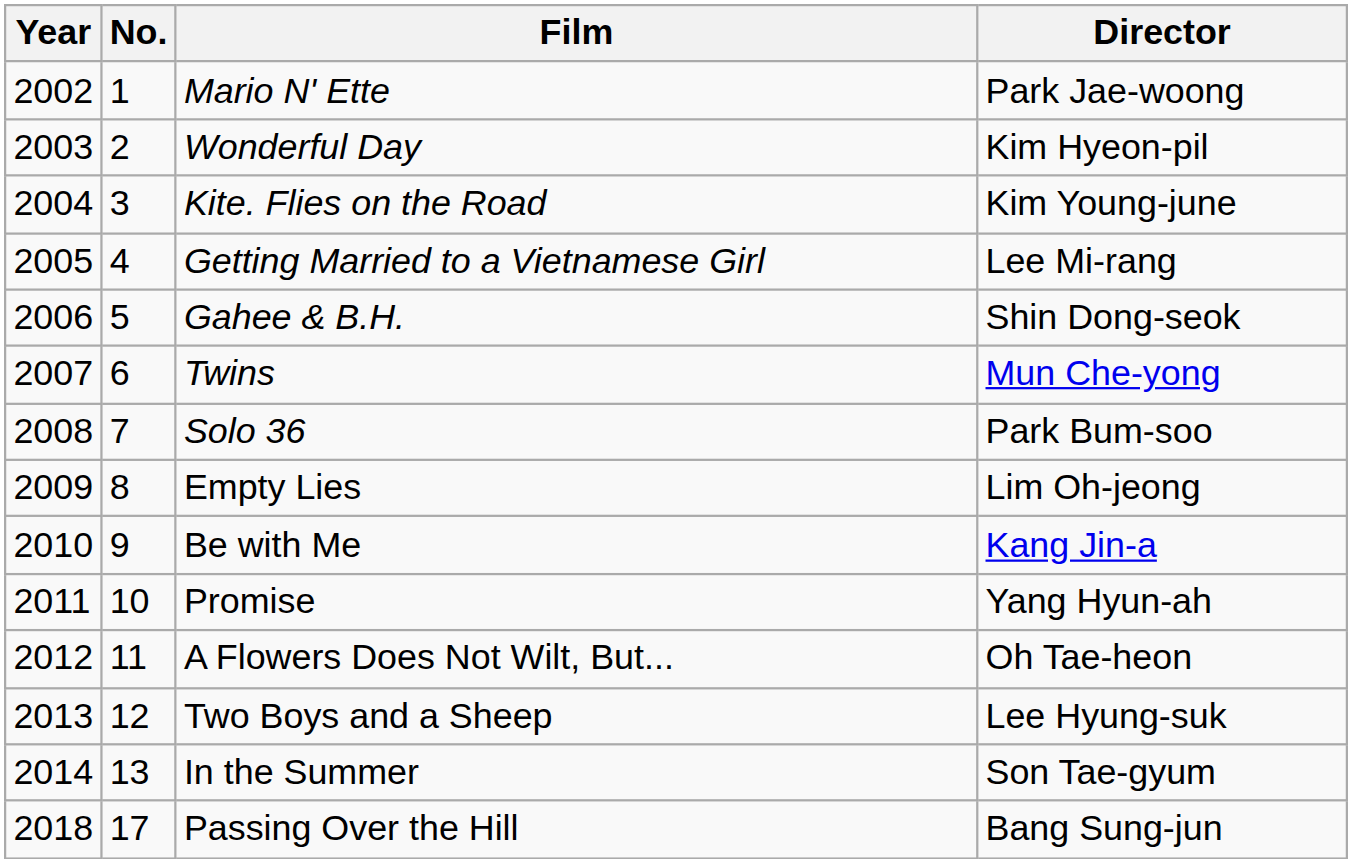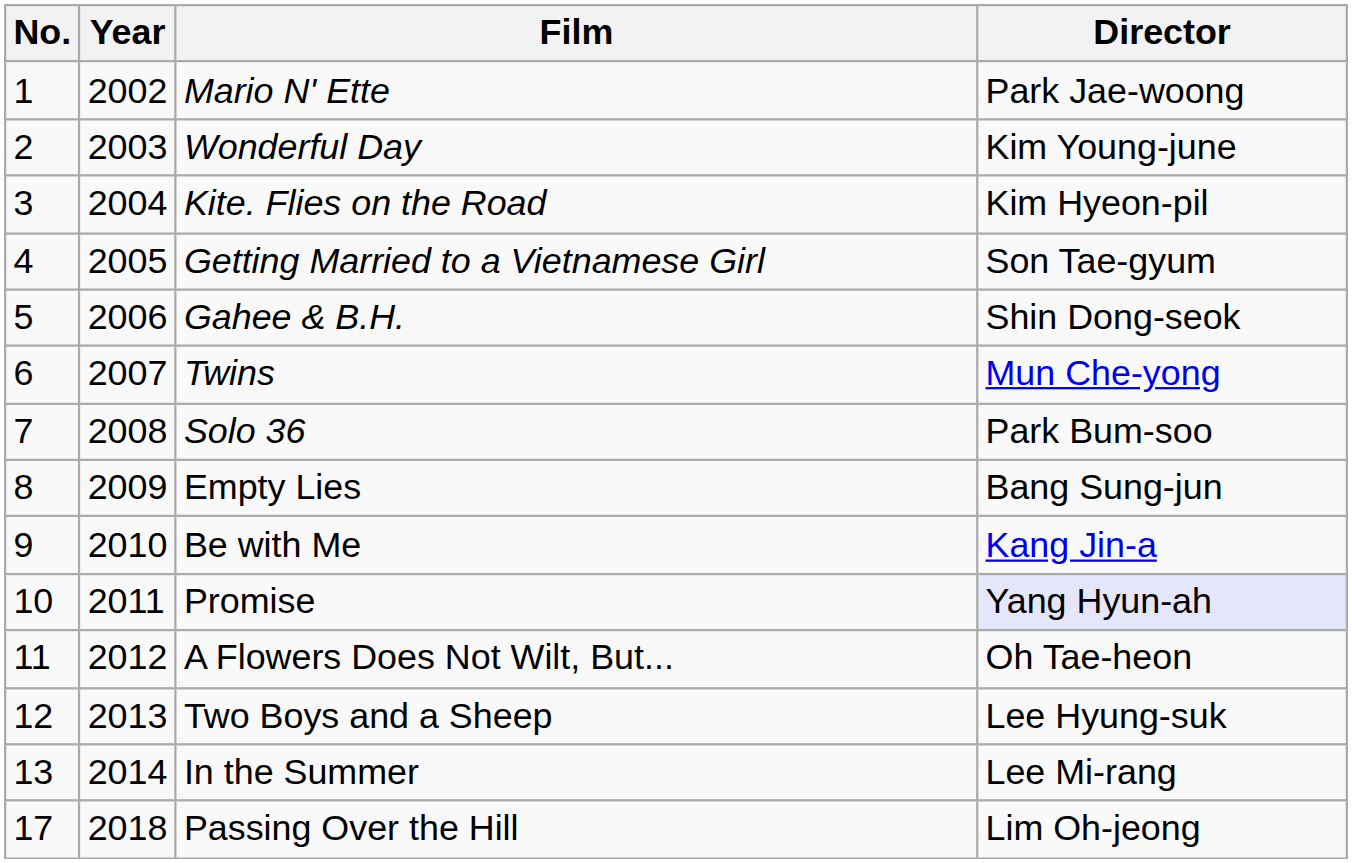columns swapped: (139, 32) <-> (53, 32)
(1097, 146) Kim Hyeon-pil -> (1111, 146) Kim Young-june
(1111, 203) Kim Young-june -> (1097, 203) Kim Hyeon-pil
(1081, 260) Lee Mi-rang -> (1101, 260) Son Tae-gyum
(1093, 487) Lim Oh-jeong -> (1104, 487) Bang Sung-jun
(1099, 601) no background -> (1099, 601) lavender background
(1101, 771) Son Tae-gyum -> (1081, 771) Lee Mi-rang
(1104, 828) Bang Sung-jun -> (1093, 828) Lim Oh-jeong
